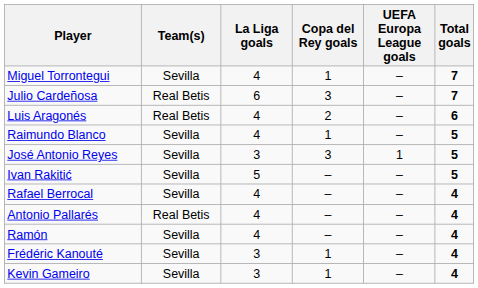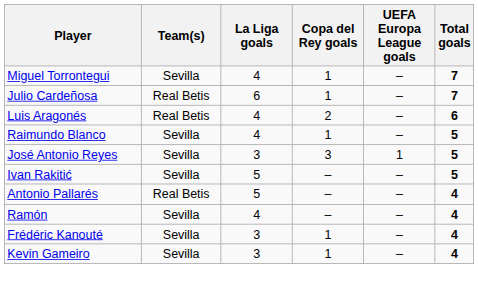(328, 96) 3 -> (328, 96) 1
- row: (50, 194)
(257, 214) 4 -> (257, 194) 5
